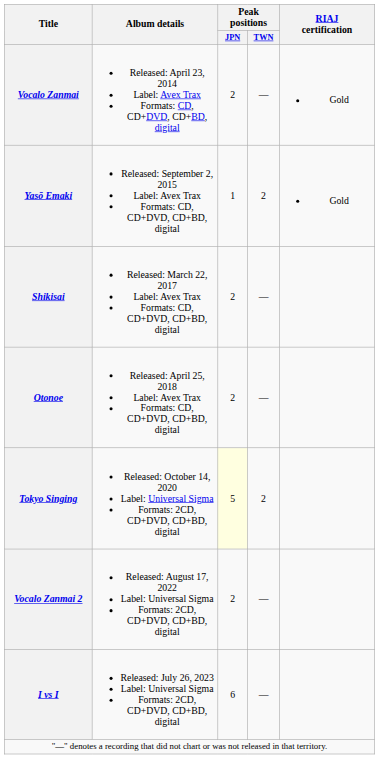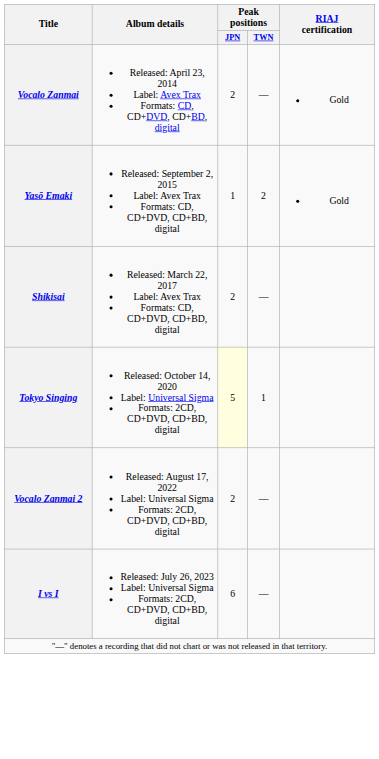- row: (48, 397)
(264, 498) 2 -> (264, 397) 1
